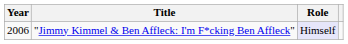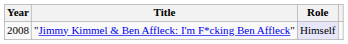(18, 30) 2006 -> (18, 30) 2008
